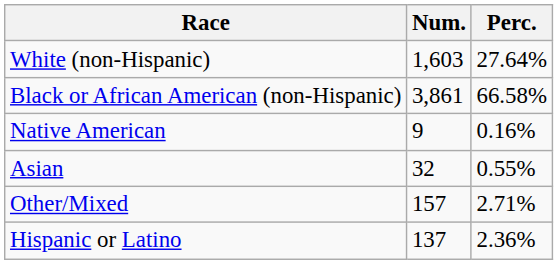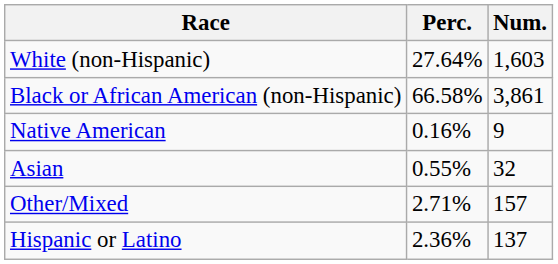columns swapped: (439, 22) <-> (512, 22)
